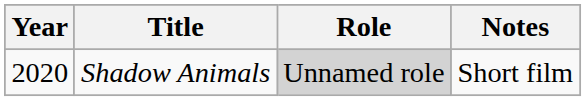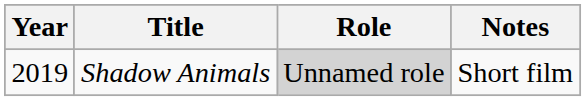(40, 71) 2020 -> (40, 71) 2019
